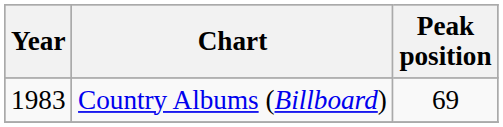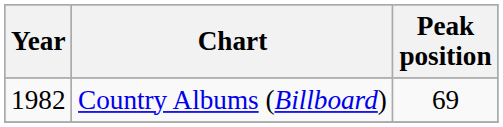(38, 99) 1983 -> (38, 99) 1982
